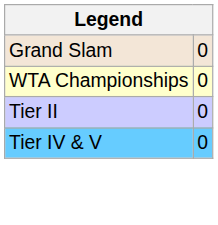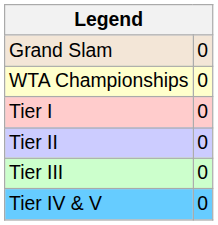+ row: (31, 111)
+ row: (36, 173)
